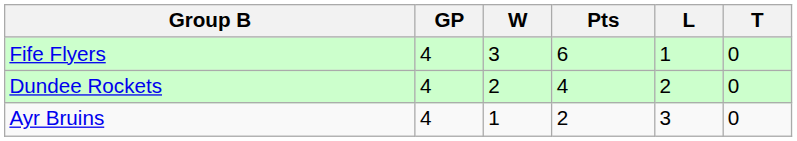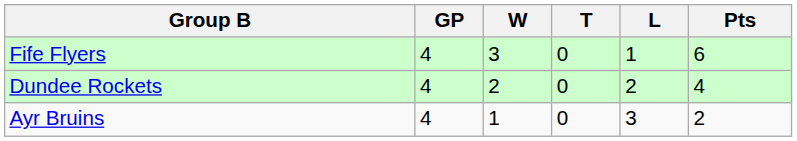columns swapped: (757, 20) <-> (603, 20)
